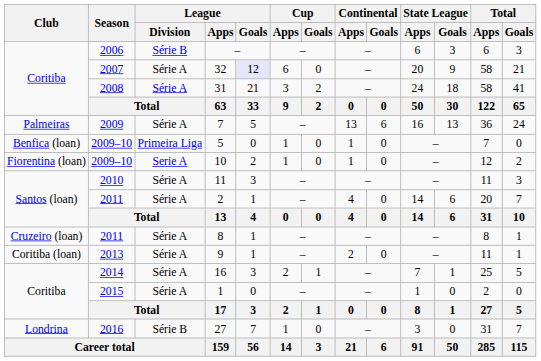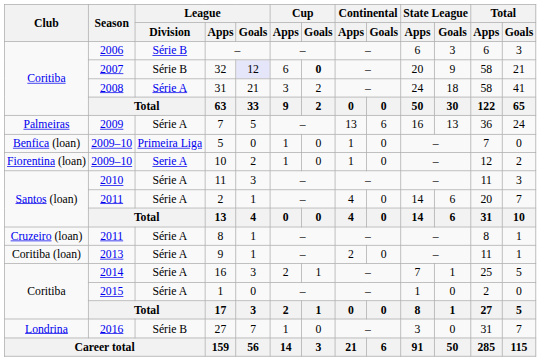(170, 69) Série A -> (170, 69) Série B
(318, 69) normal -> (318, 69) bold
